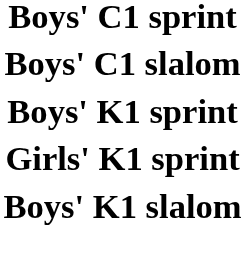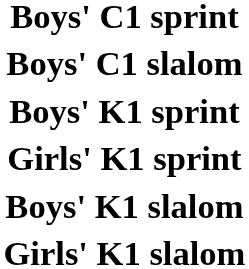+ row: (124, 253)
